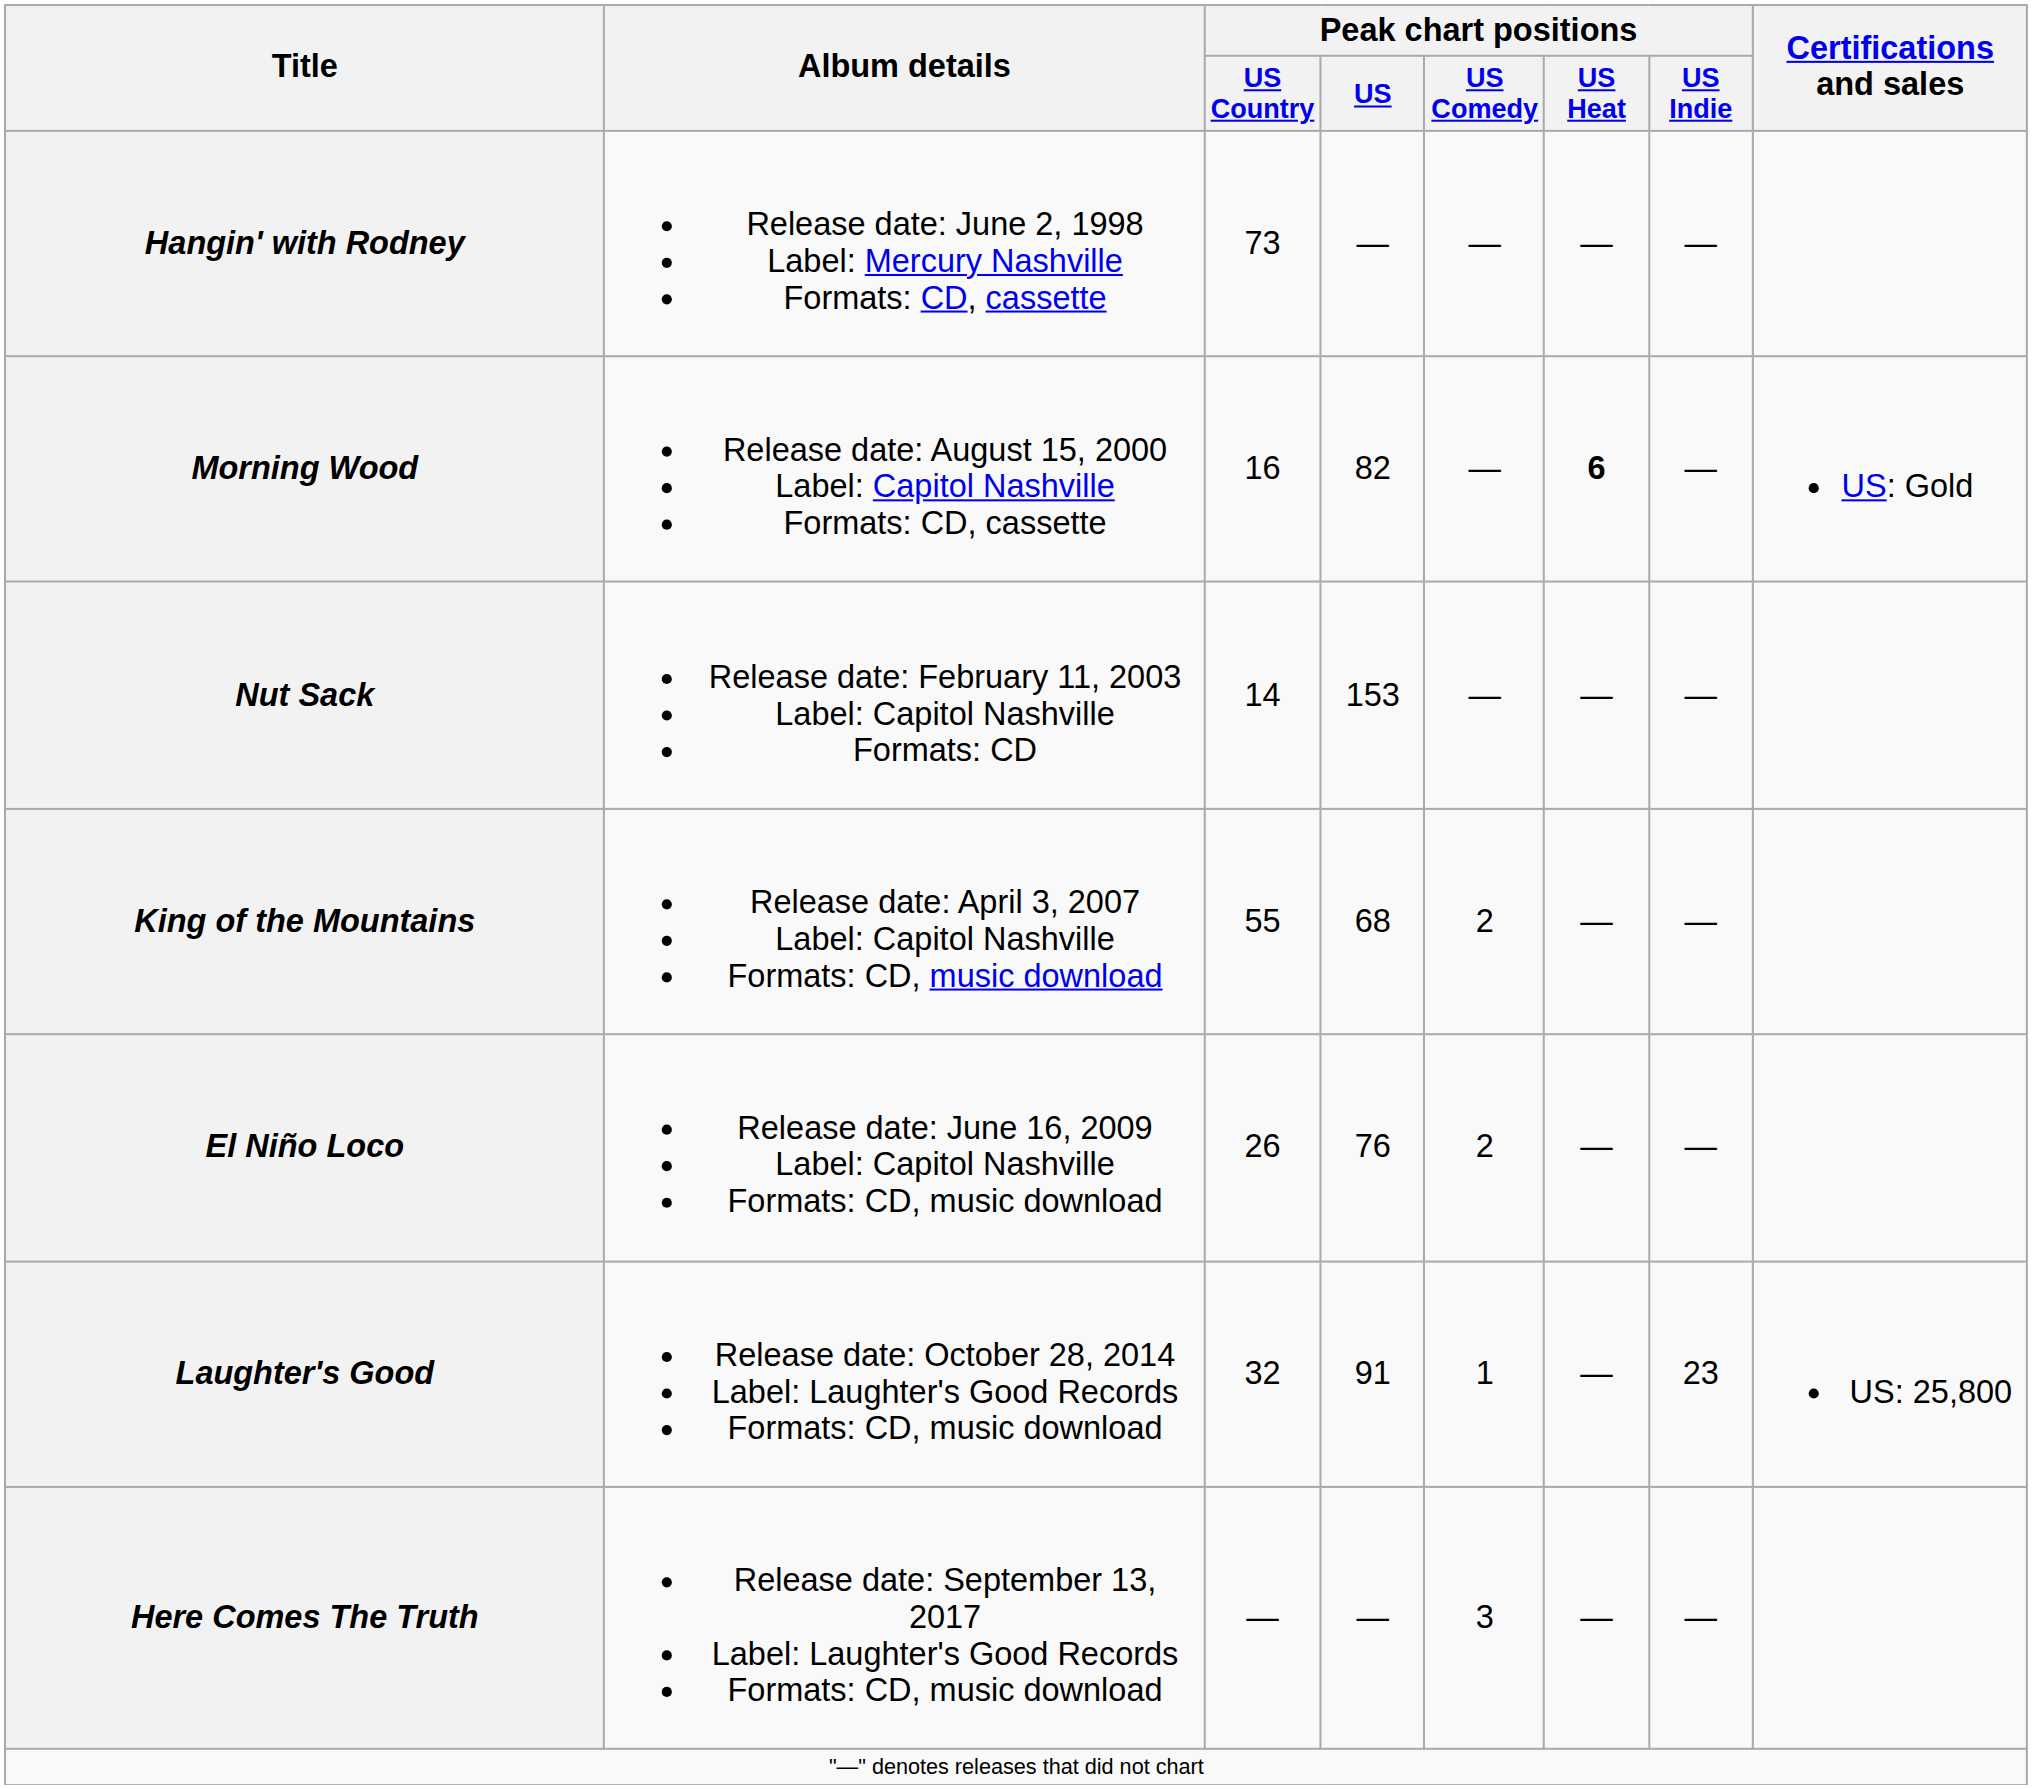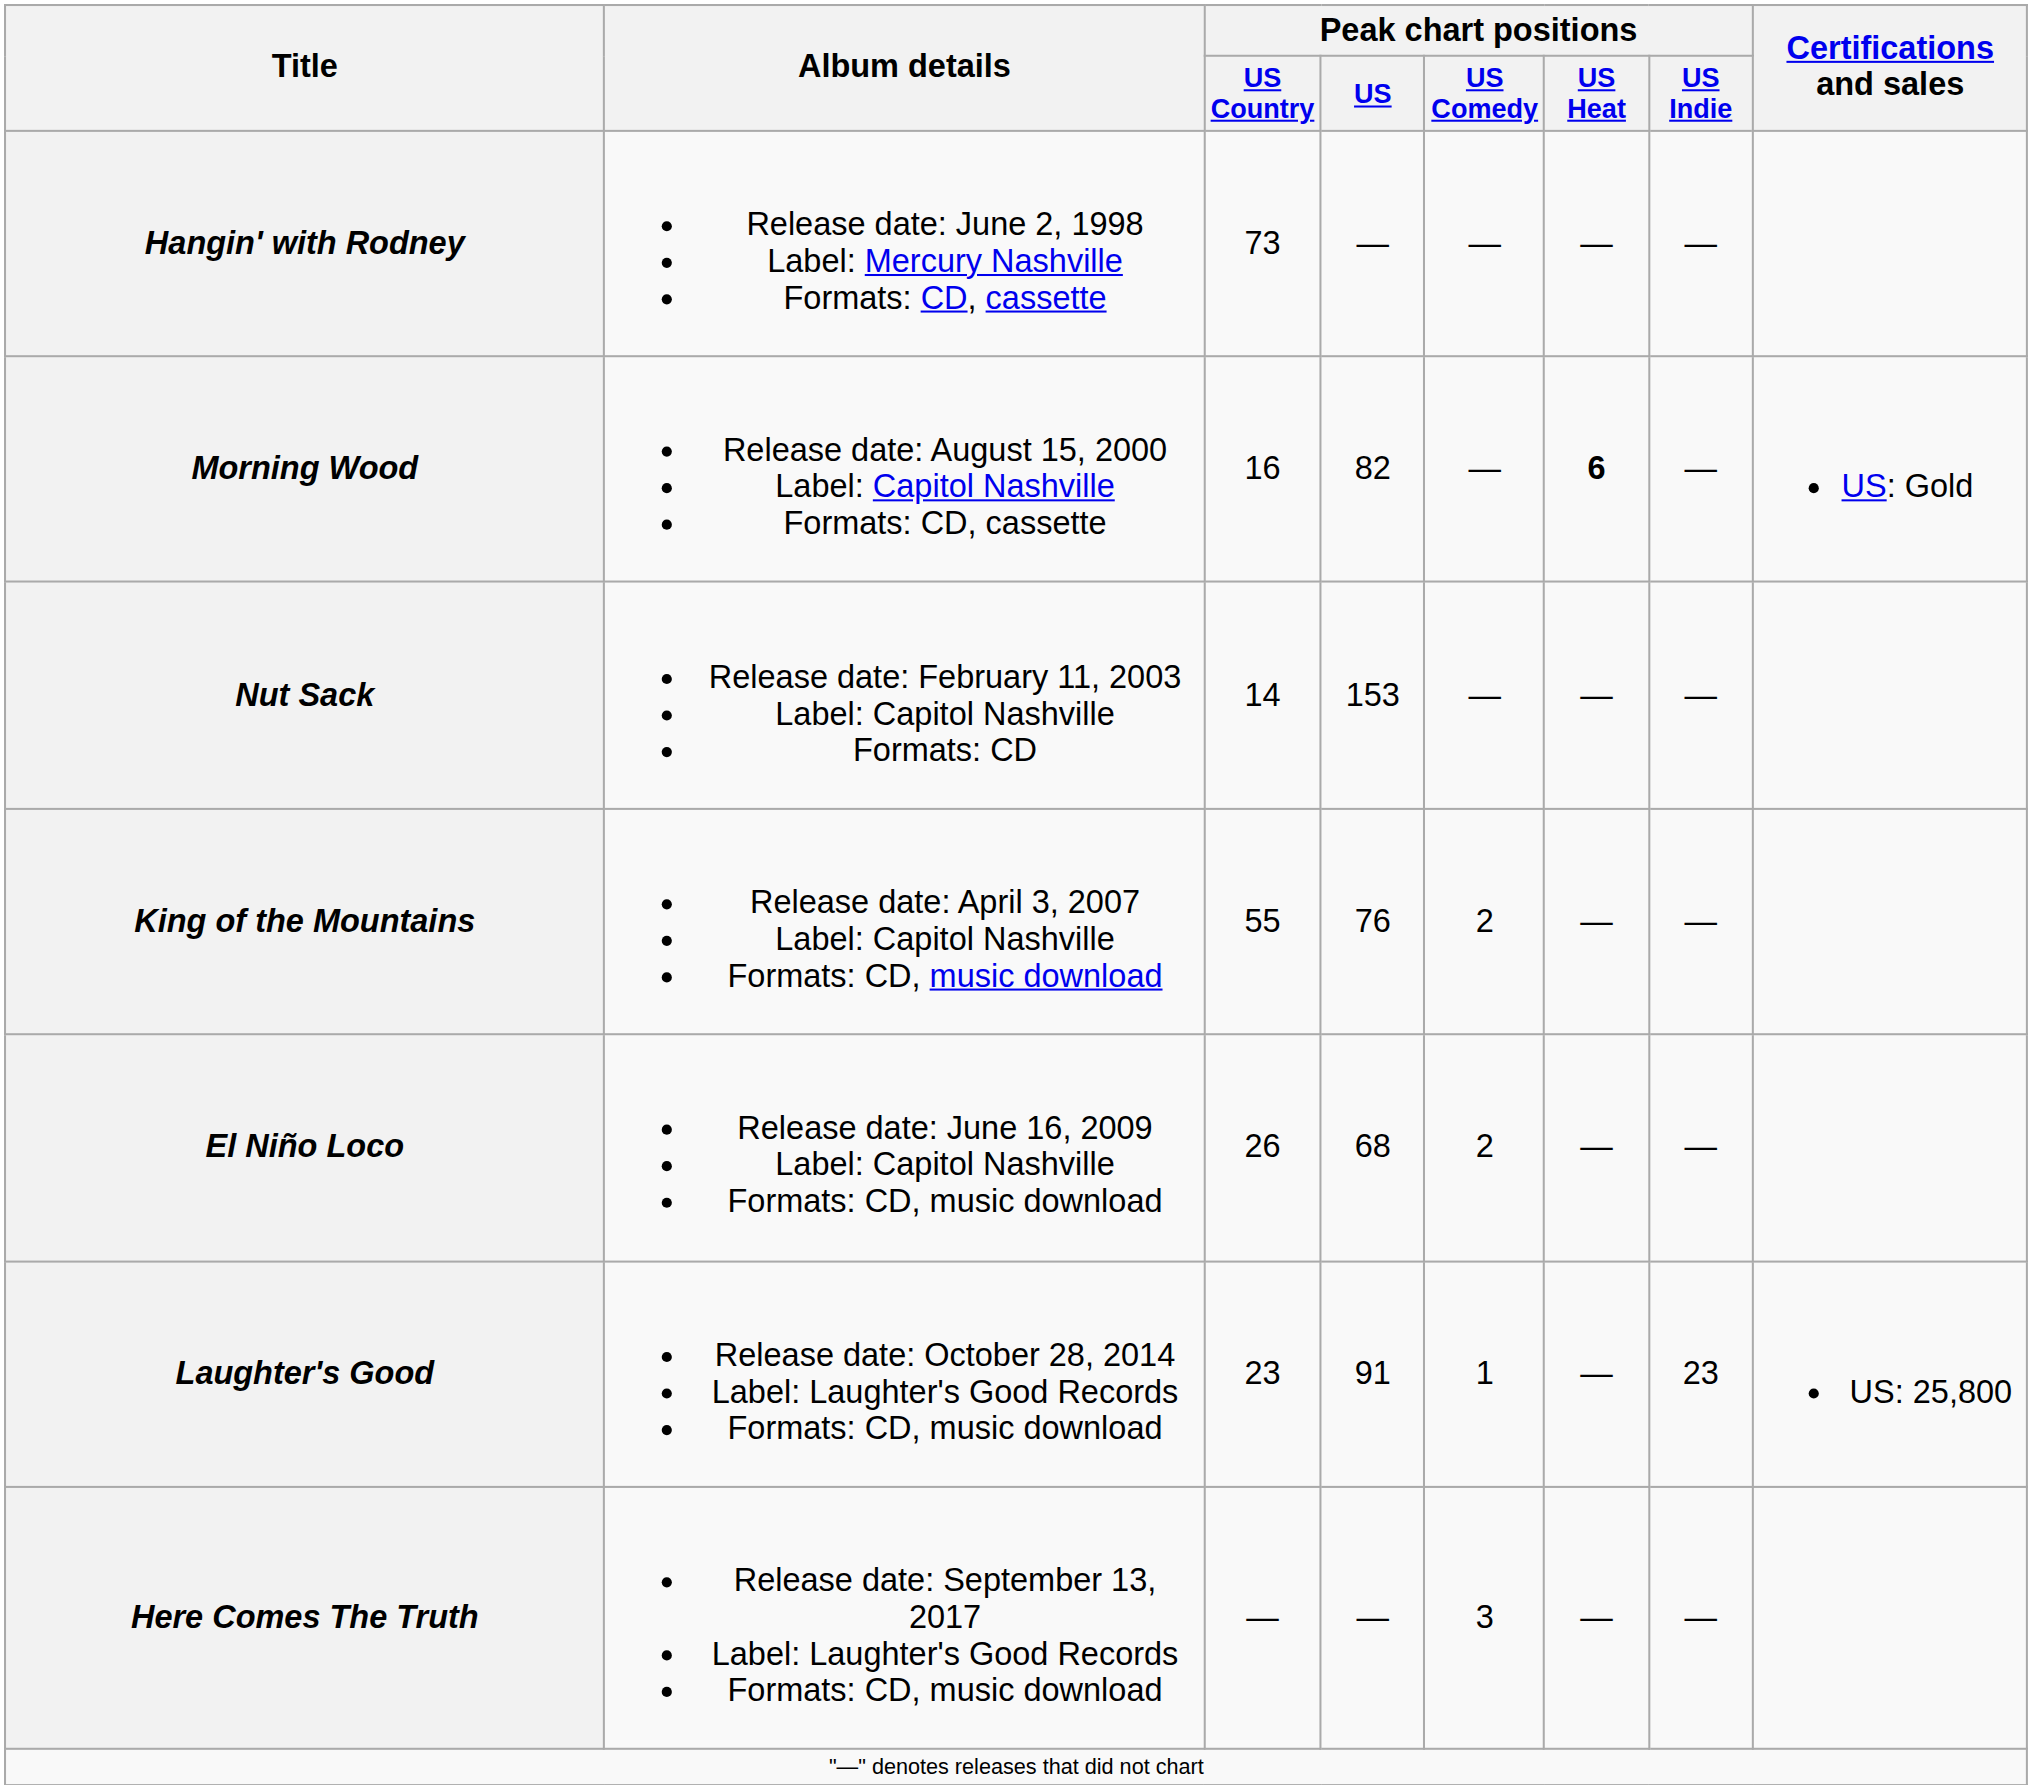(1373, 921) 68 -> (1373, 921) 76
(1373, 1147) 76 -> (1373, 1147) 68
(1262, 1373) 32 -> (1262, 1373) 23
